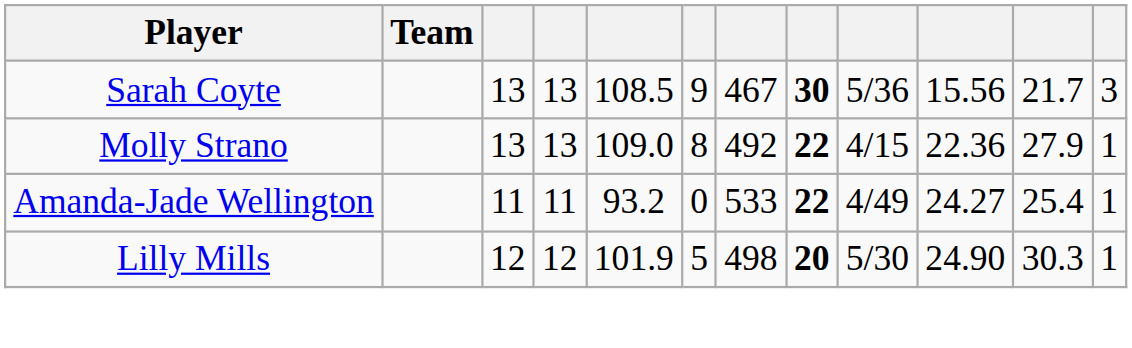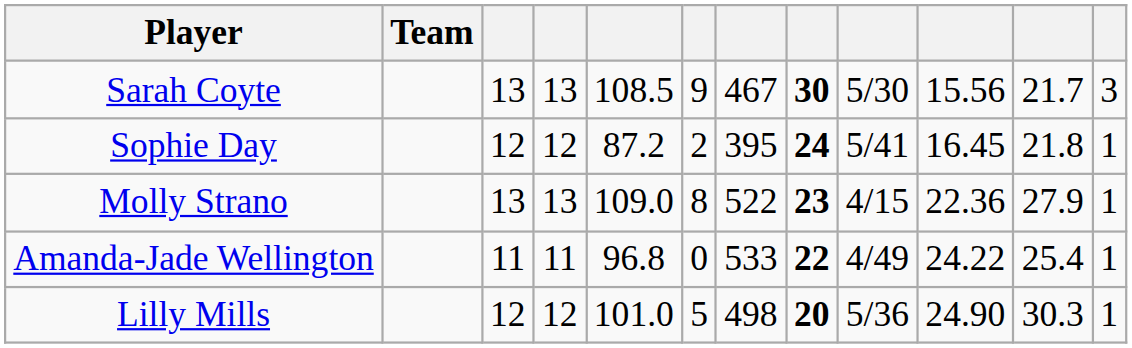(877, 88) 5/36 -> (877, 88) 5/30
+ row: (194, 145)
(751, 145) 492 -> (751, 201) 522
(812, 145) 22 -> (812, 201) 23
(634, 201) 93.2 -> (634, 257) 96.8
(965, 201) 24.27 -> (965, 257) 24.22
(634, 257) 101.9 -> (634, 314) 101.0
(877, 257) 5/30 -> (877, 314) 5/36
